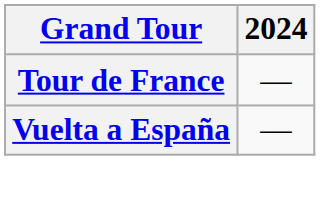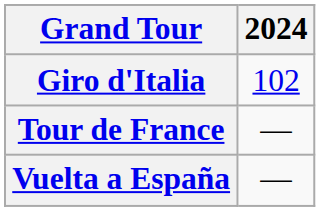+ row: (121, 79)
